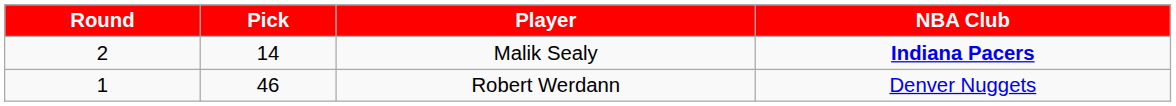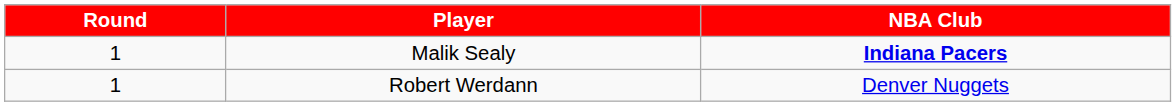- column: (268, 20)
(102, 52) 2 -> (115, 52) 1
